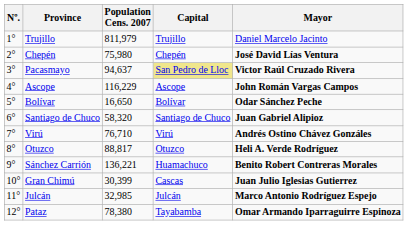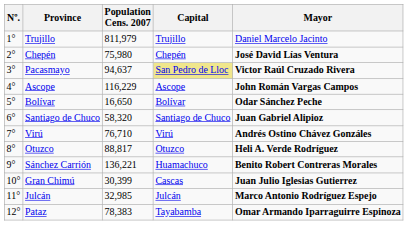(118, 212) 78,380 -> (118, 212) 78,383
